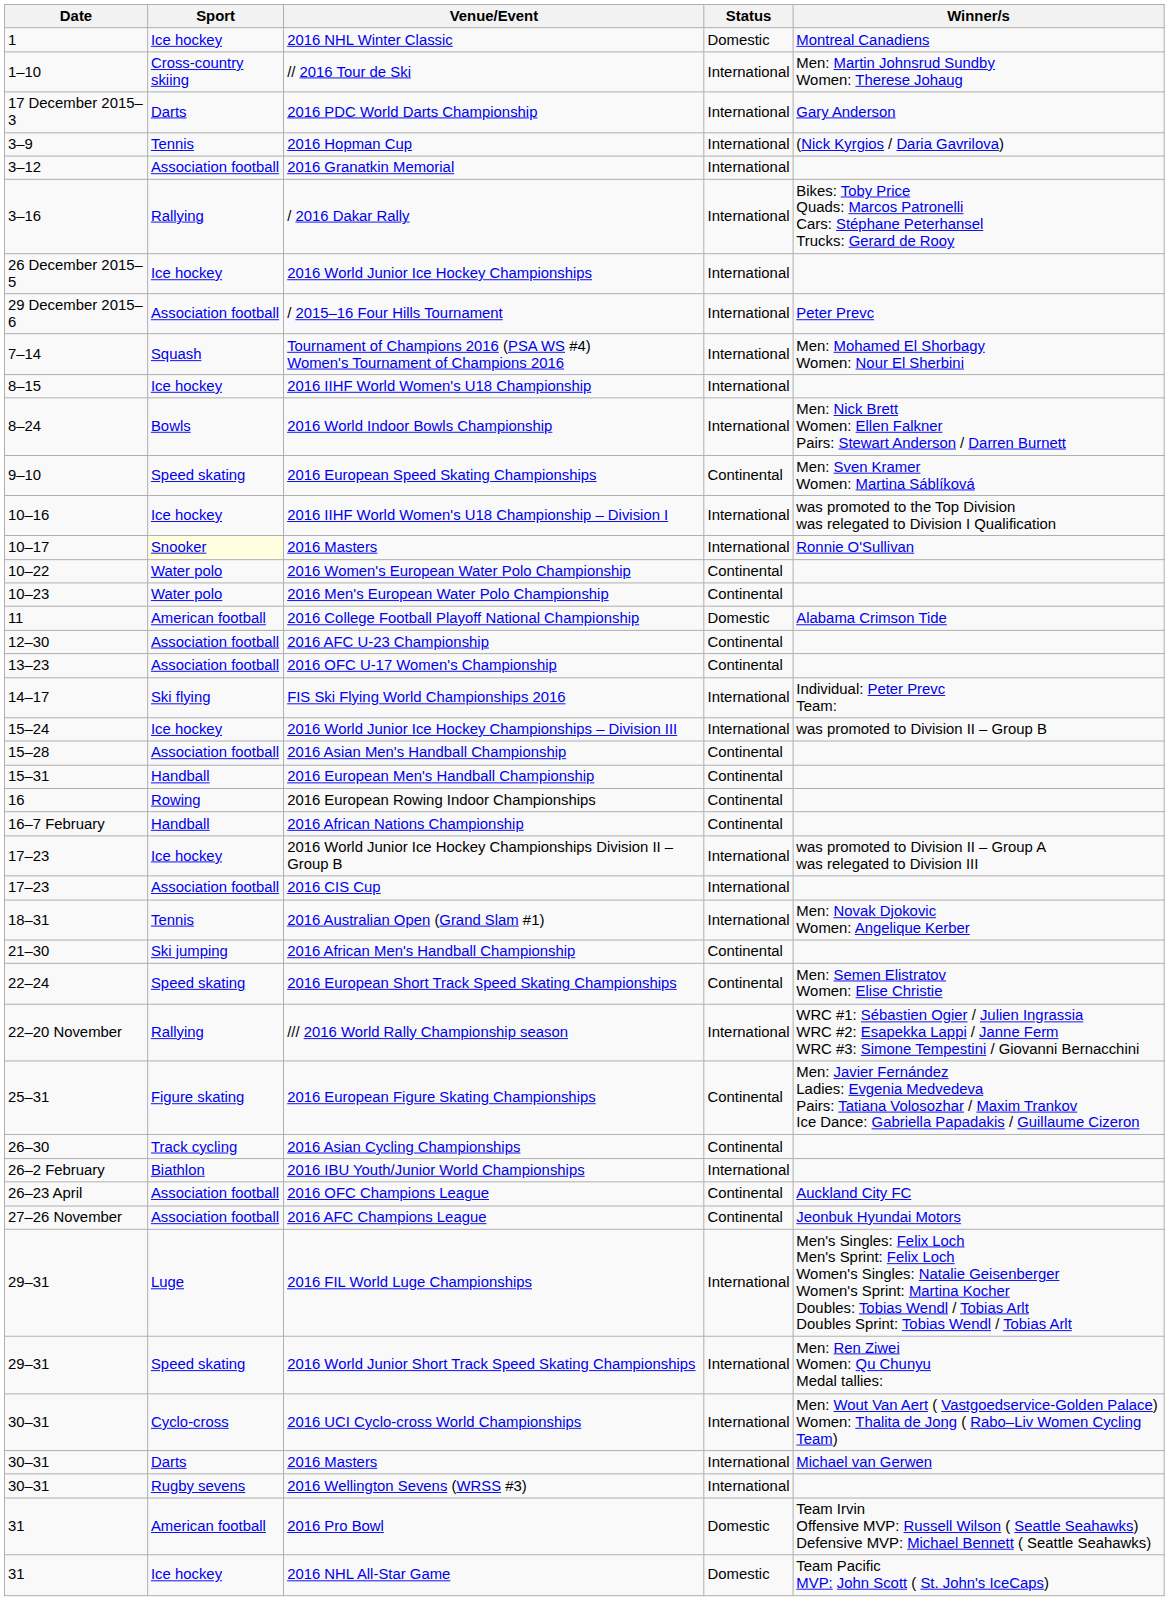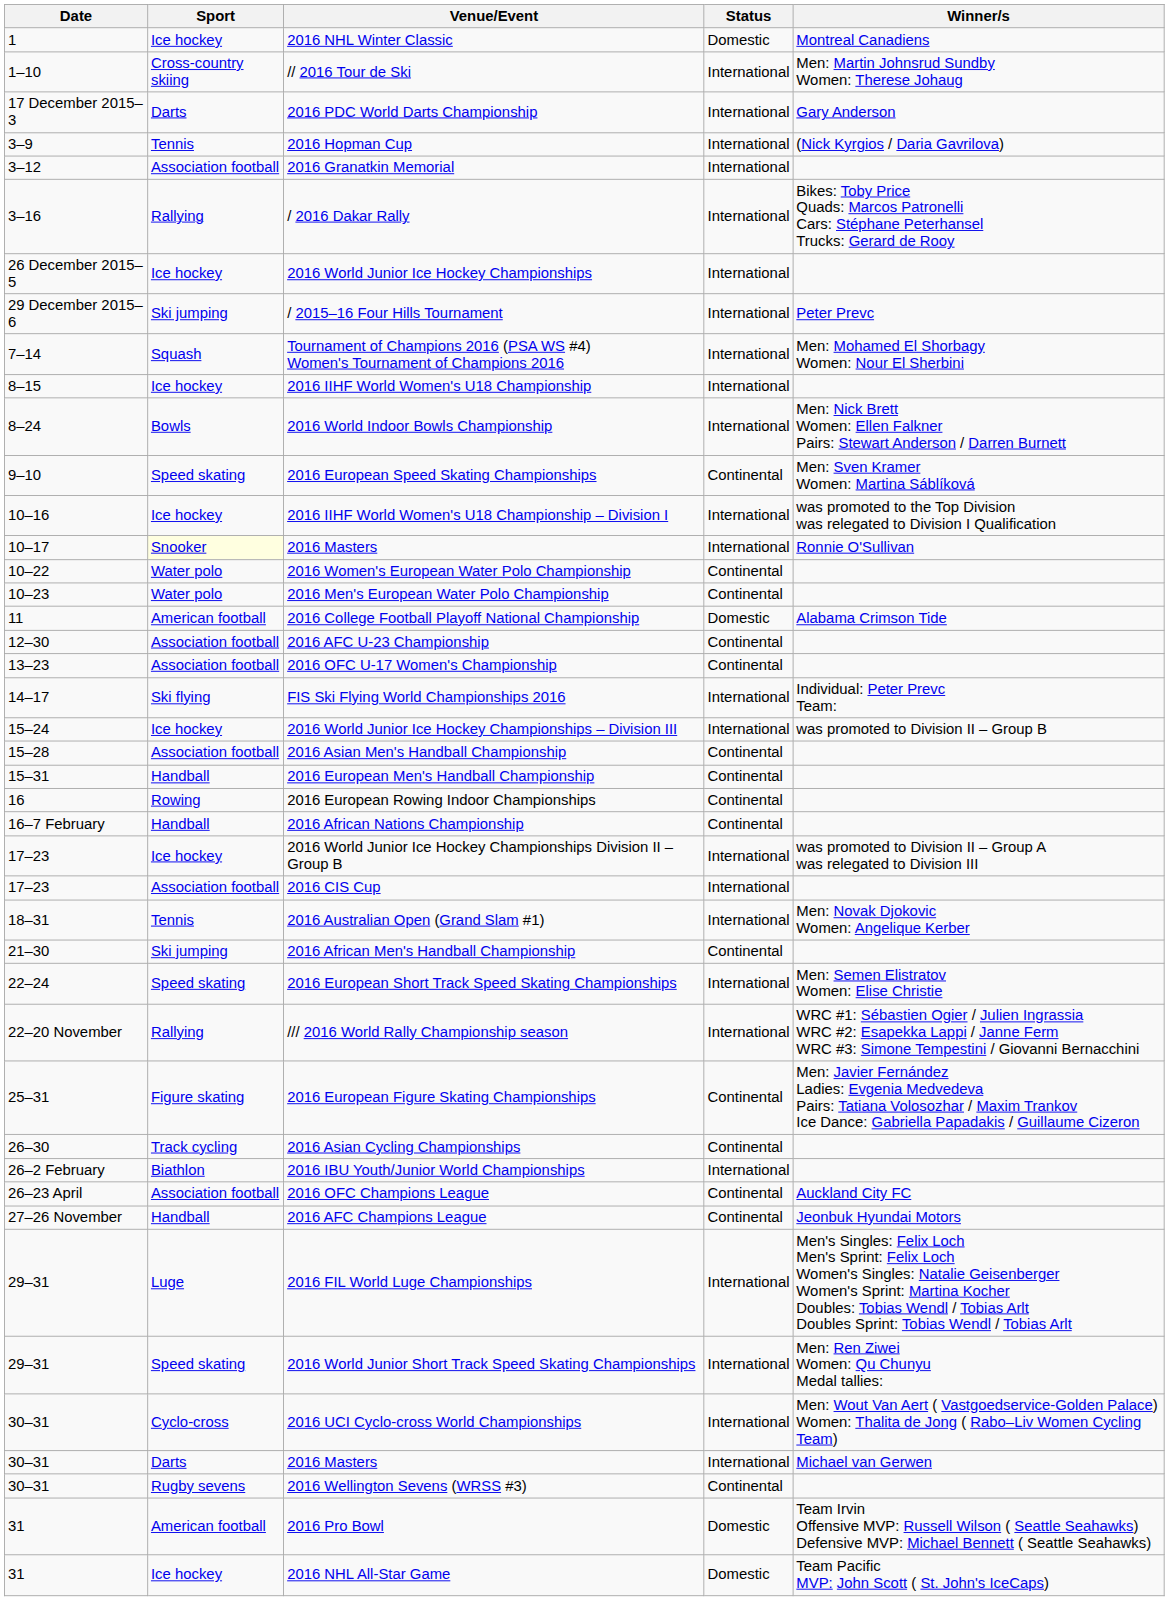(215, 313) Association football -> (189, 313) Ski jumping
(745, 983) Continental -> (749, 983) International
(215, 1217) Association football -> (180, 1217) Handball
(749, 1486) International -> (745, 1486) Continental
